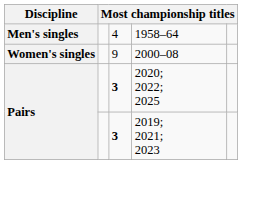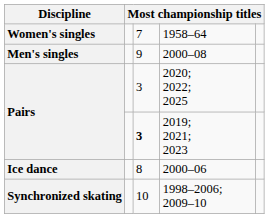(43, 34) Men's singles -> (51, 34) Women's singles
(115, 34) 4 -> (139, 34) 7
(51, 53) Women's singles -> (43, 53) Men's singles
(115, 87) bold -> (139, 87) normal
+ row: (185, 169)
+ row: (193, 196)
